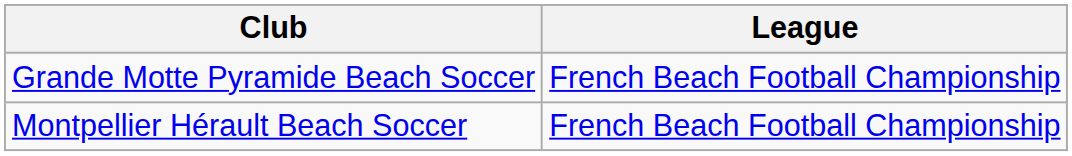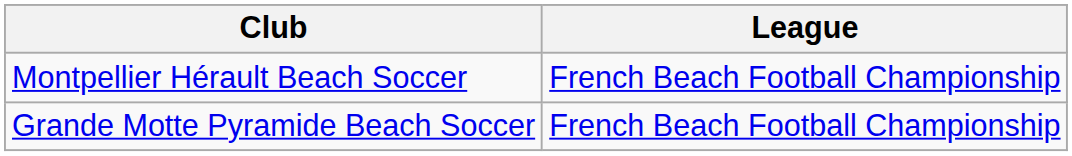rows swapped: (274, 77) <-> (240, 125)
